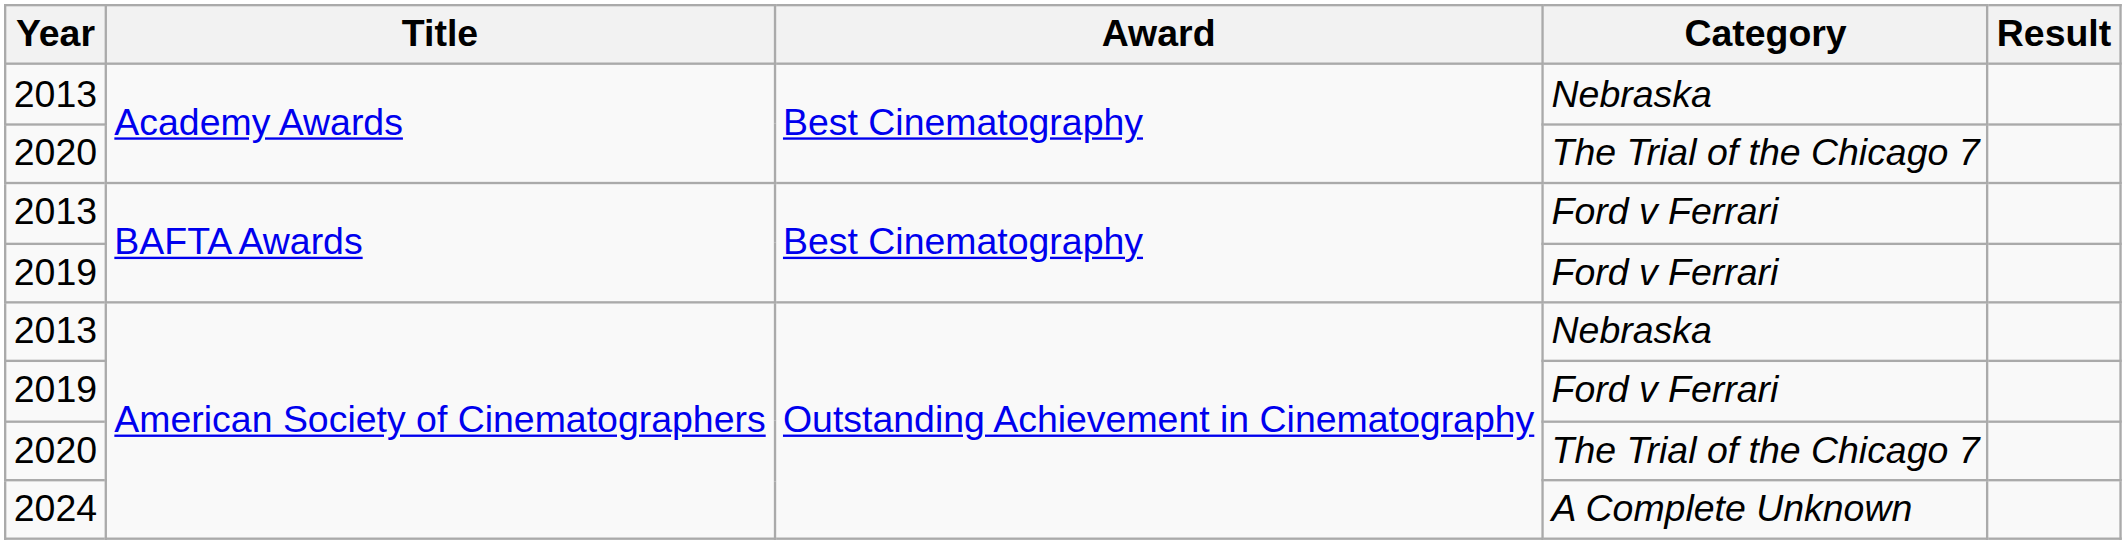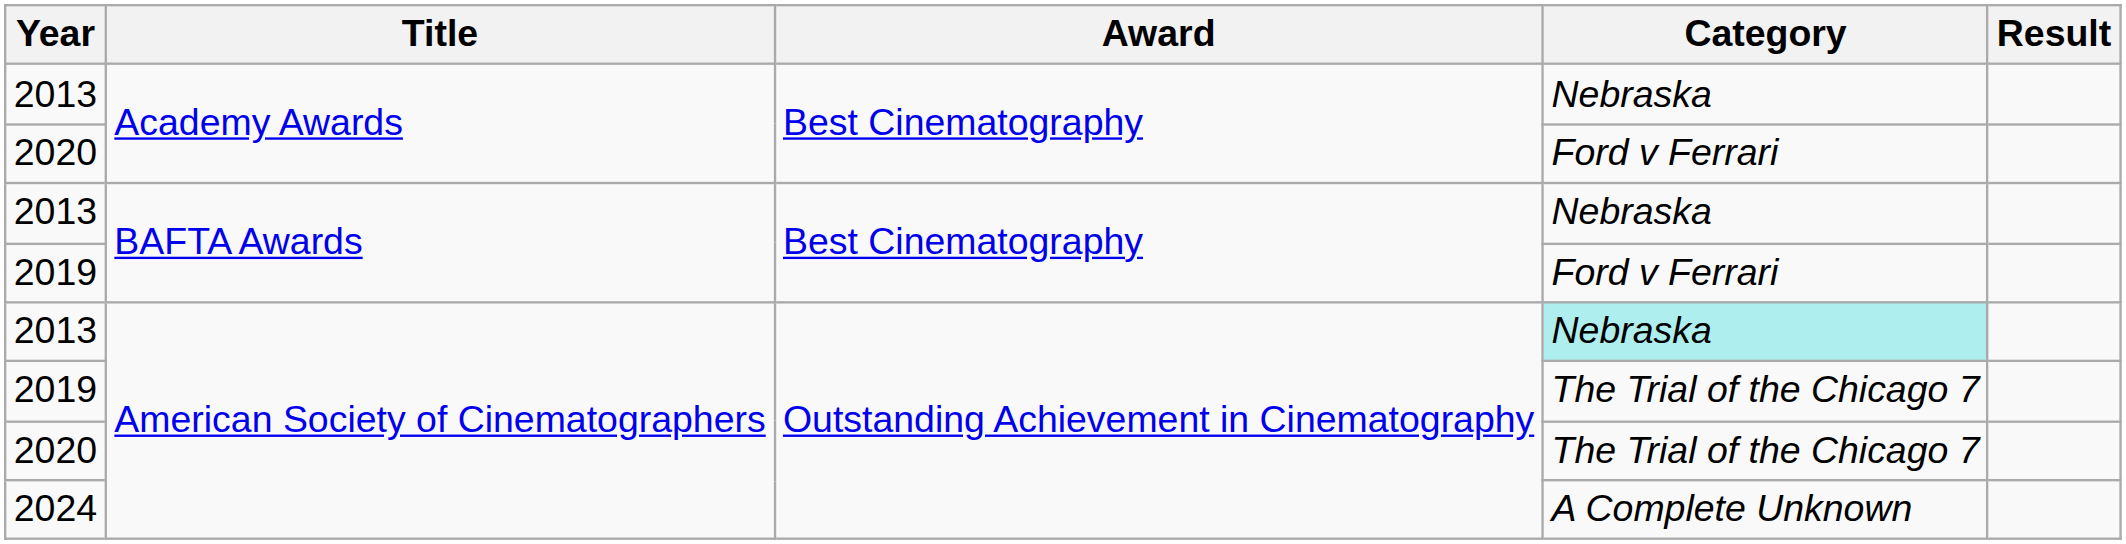(1766, 152) The Trial of the Chicago 7 -> (1665, 152) Ford v Ferrari
(1665, 212) Ford v Ferrari -> (1632, 212) Nebraska
(1632, 331) no background -> (1632, 331) paleturquoise background
(1665, 390) Ford v Ferrari -> (1766, 390) The Trial of the Chicago 7
